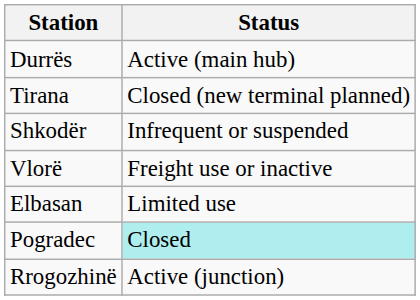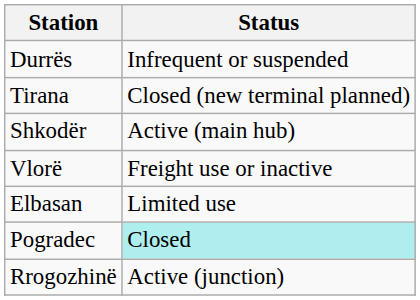(211, 58) Active (main hub) -> (238, 58) Infrequent or suspended
(238, 131) Infrequent or suspended -> (211, 131) Active (main hub)
